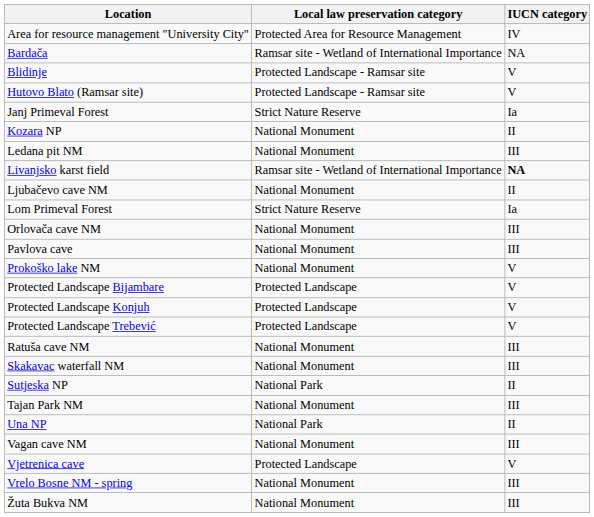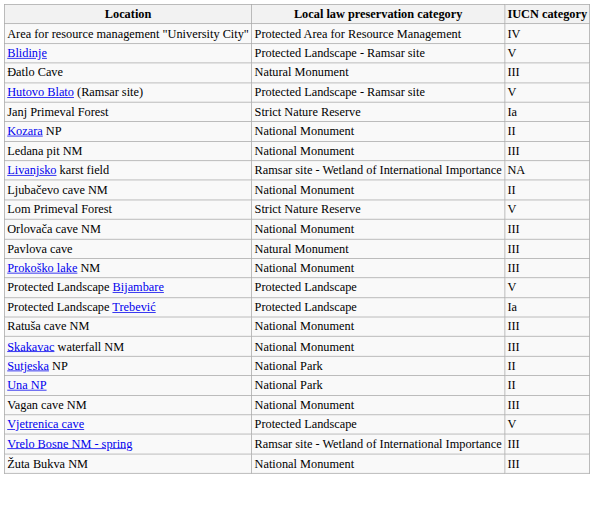- row: (27, 53)
+ row: (35, 72)
(516, 170) bold -> (516, 170) normal
(512, 209) Ia -> (512, 209) V
(304, 248) National Monument -> (302, 248) Natural Monument
(512, 268) V -> (514, 268) III
- row: (78, 307)
(512, 326) V -> (512, 307) Ia
- row: (45, 405)
(304, 483) National Monument -> (378, 444) Ramsar site - Wetland of International Importance
